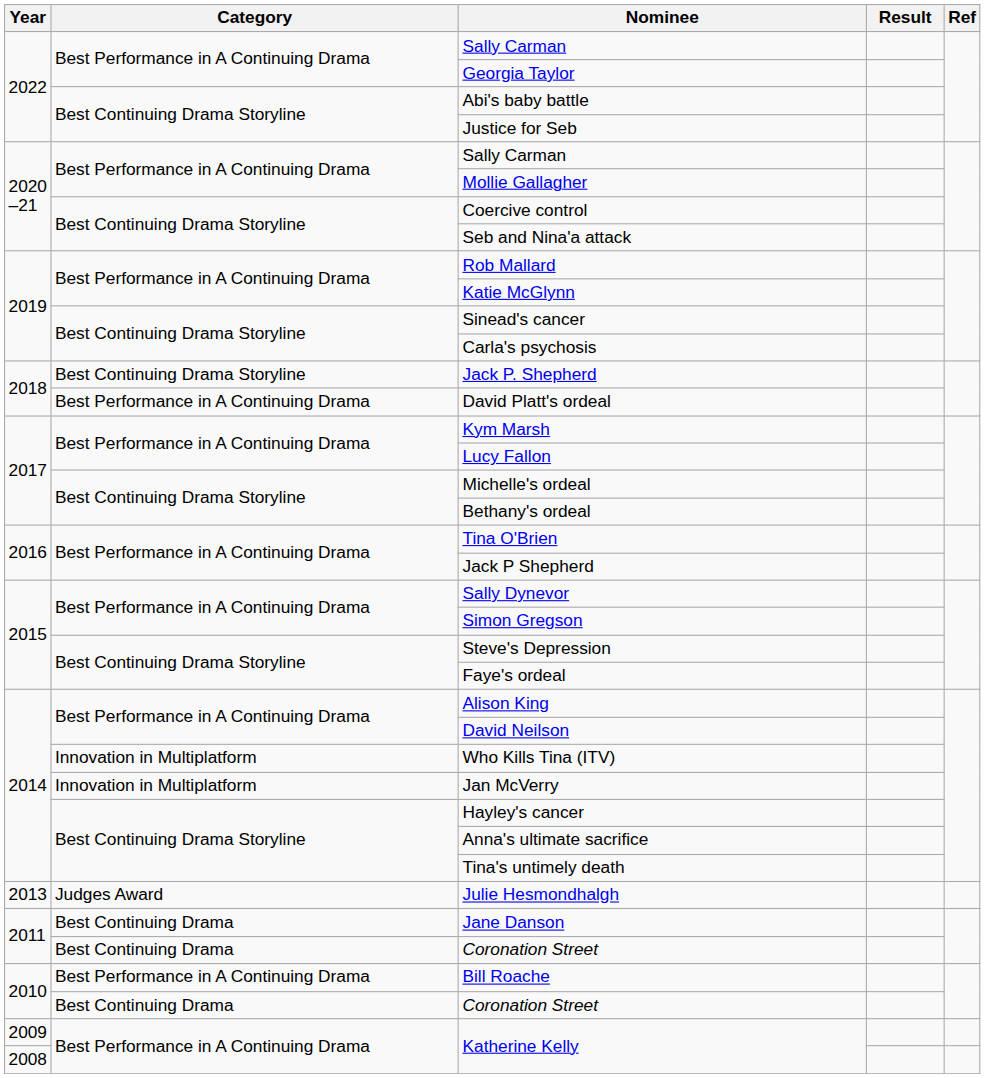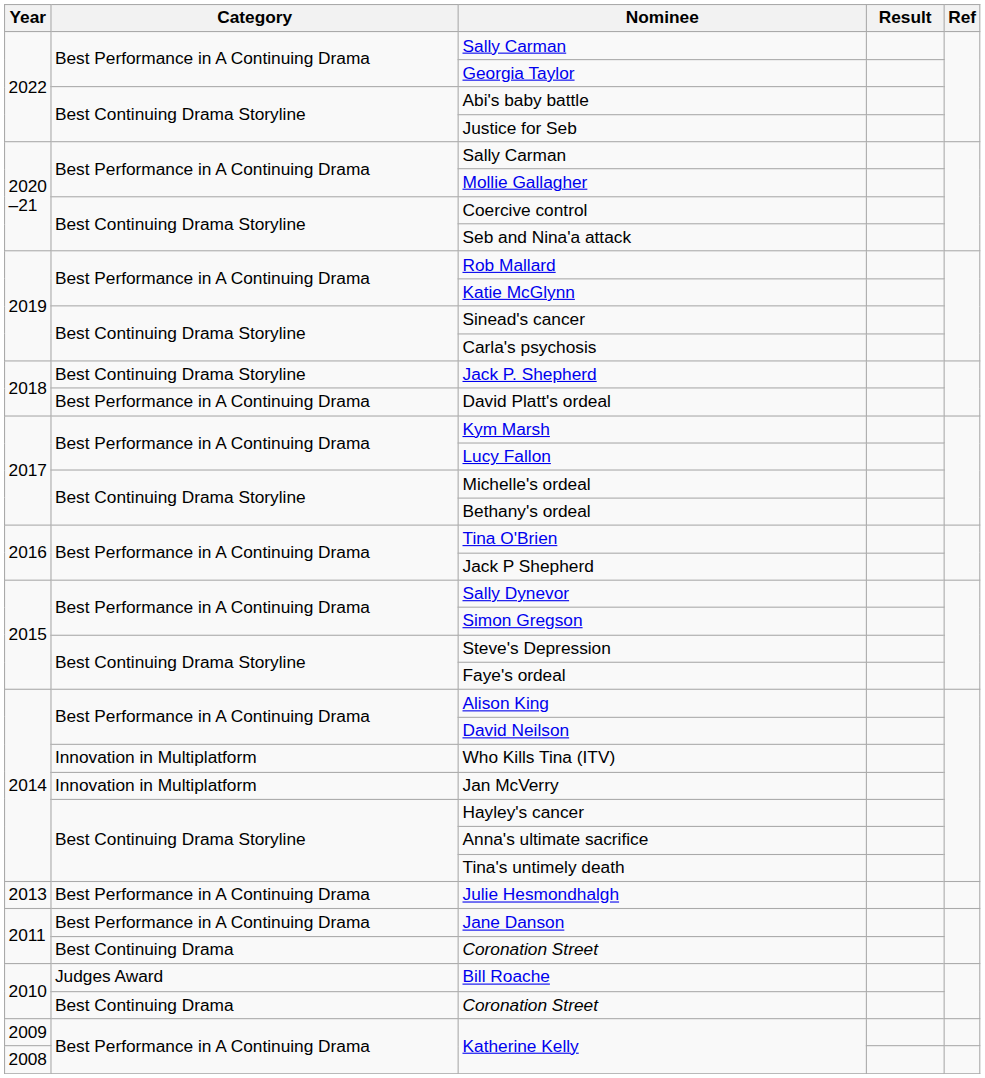(109, 895) Judges Award -> (212, 895) Best Performance in A Continuing Drama
(144, 922) Best Continuing Drama -> (212, 922) Best Performance in A Continuing Drama
(212, 977) Best Performance in A Continuing Drama -> (109, 977) Judges Award
